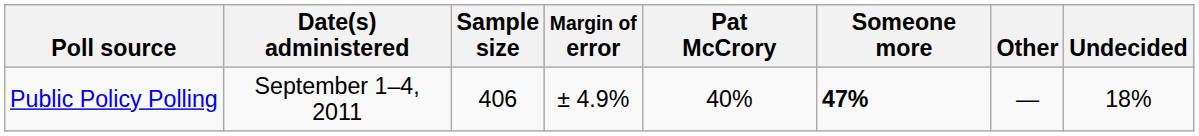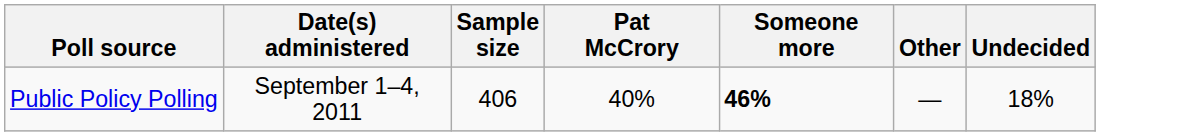- column: (593, 37)
(845, 98) 47% -> (748, 98) 46%
